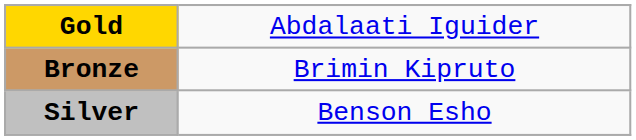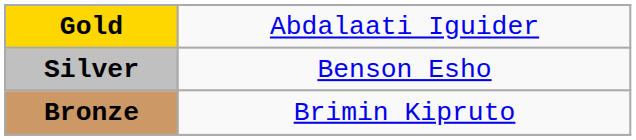rows swapped: (91, 113) <-> (91, 70)
